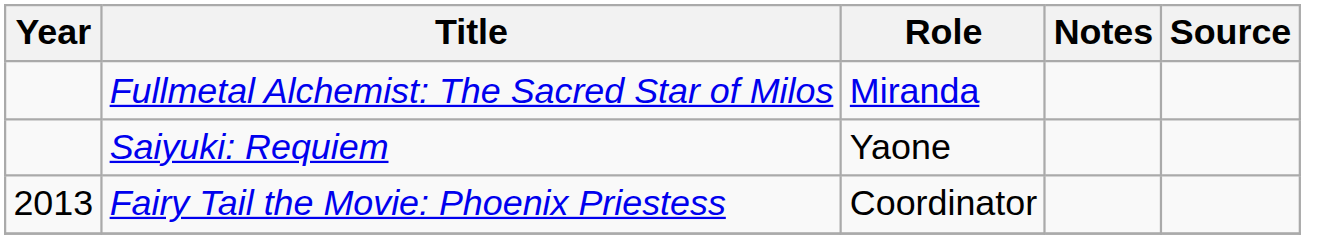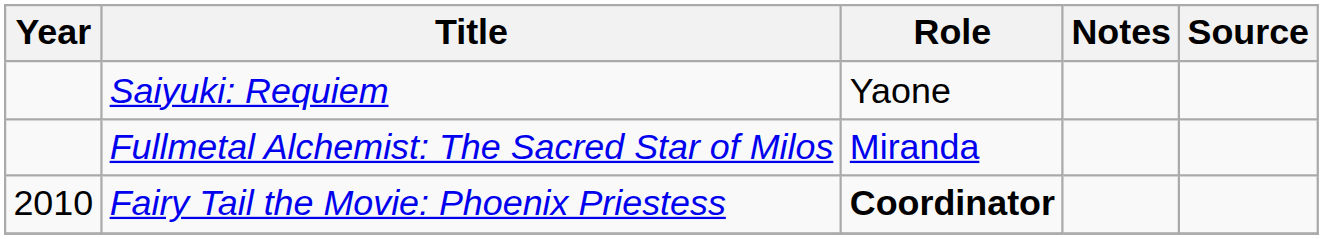rows swapped: (249, 146) <-> (471, 89)
(53, 203) 2013 -> (53, 203) 2010
(943, 203) normal -> (952, 203) bold
